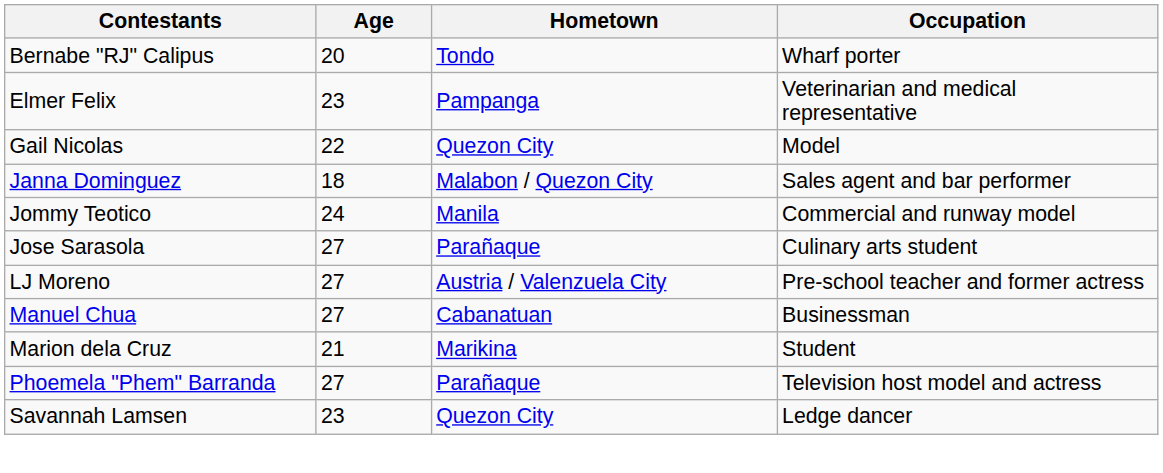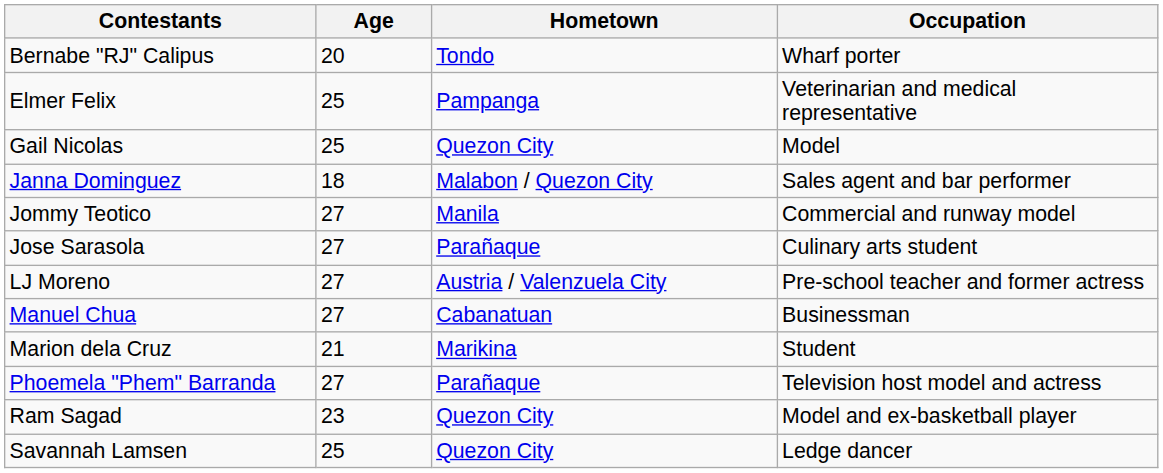(333, 100) 23 -> (333, 100) 25
(333, 146) 22 -> (333, 146) 25
(333, 214) 24 -> (333, 214) 27
+ row: (66, 416)
(333, 416) 23 -> (333, 450) 25
